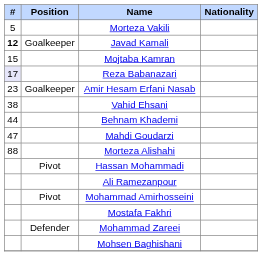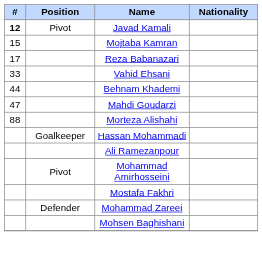- row: (140, 27)
(50, 43) Goalkeeper -> (60, 27) Pivot
(13, 74) lavender background -> (15, 58) no background
- row: (140, 89)
(13, 104) 38 -> (15, 74) 33
(50, 166) Pivot -> (60, 135) Goalkeeper
